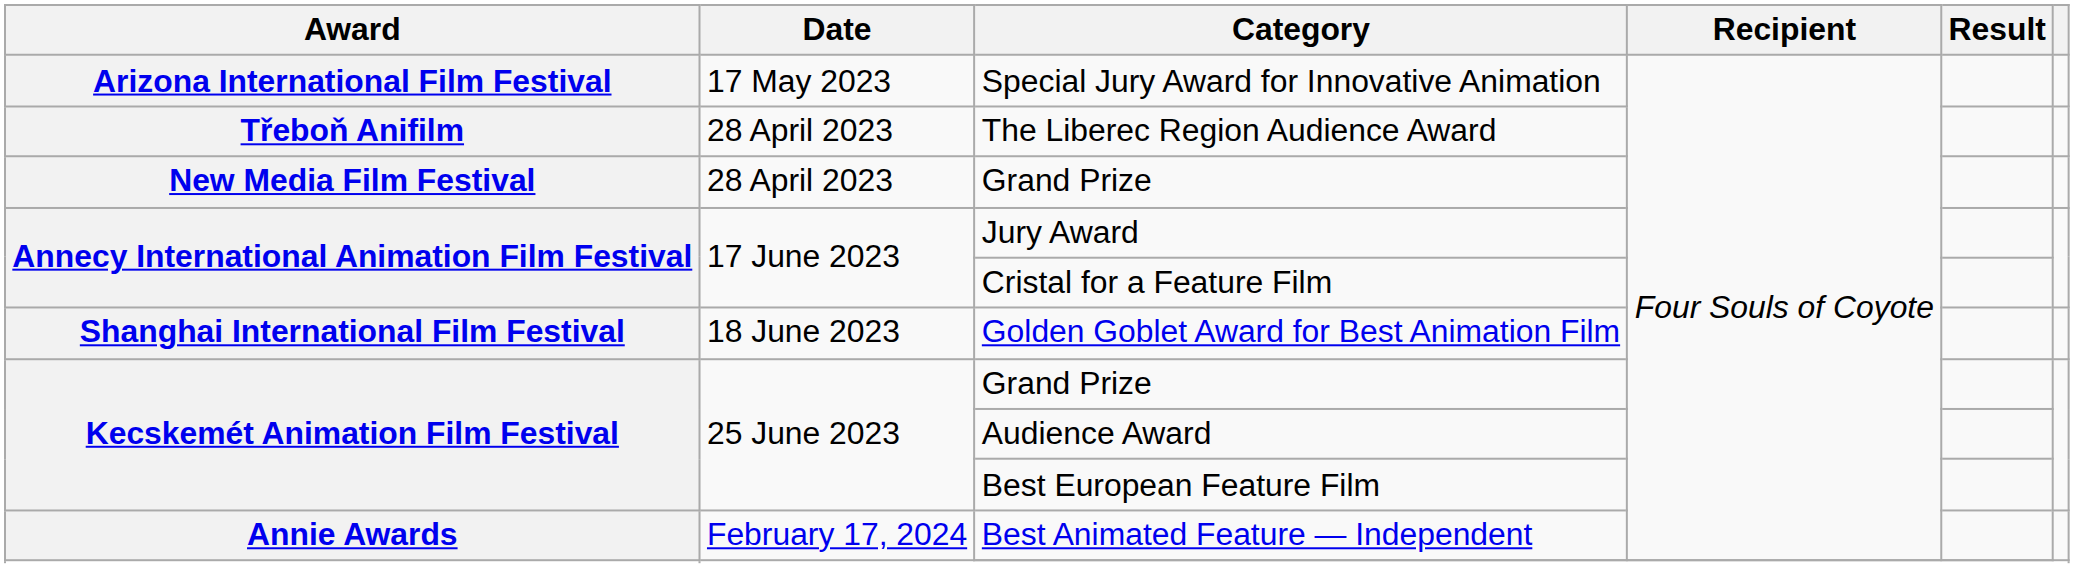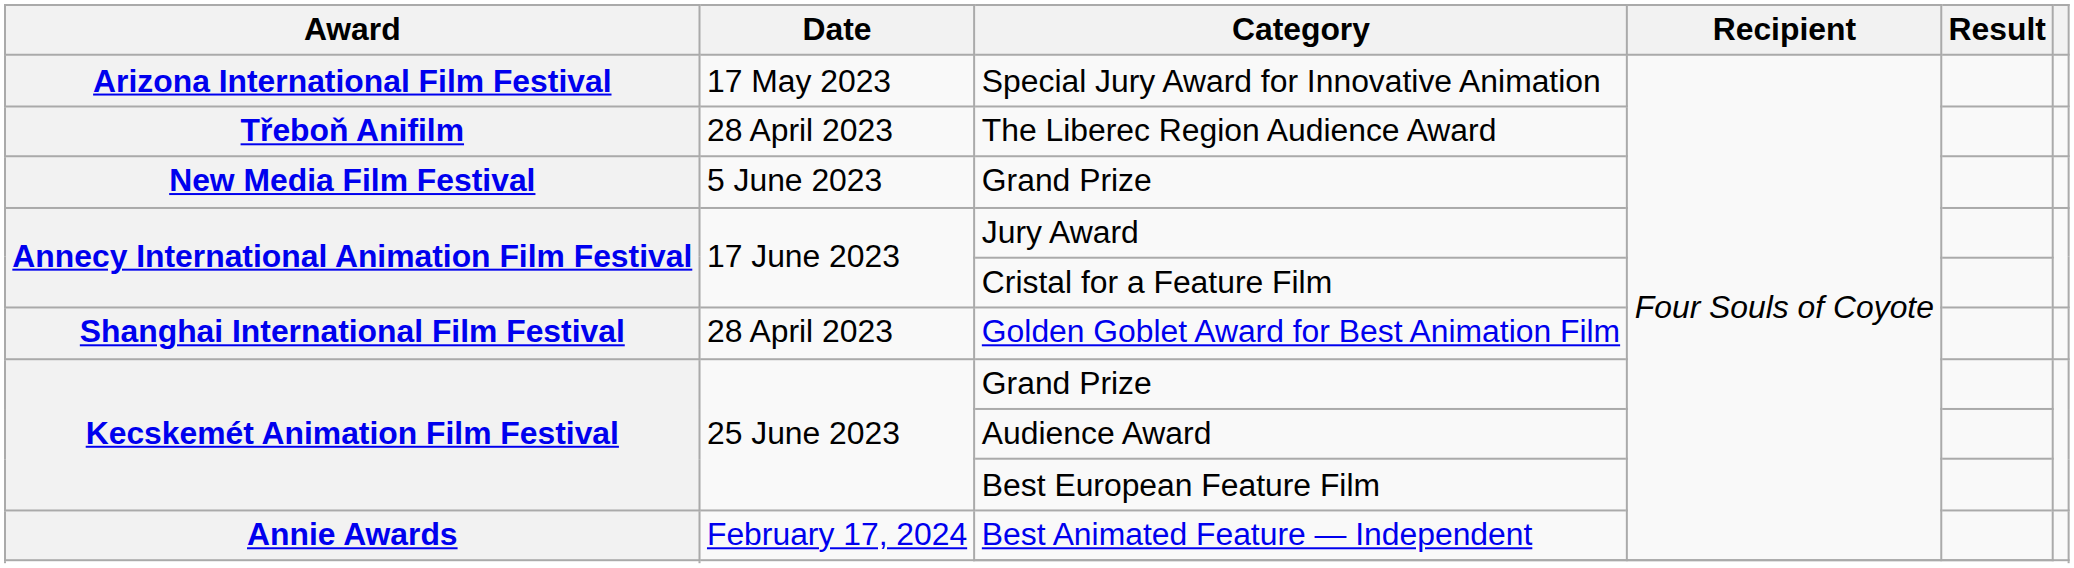(800, 181) 28 April 2023 -> (795, 181) 5 June 2023
(803, 332) 18 June 2023 -> (800, 332) 28 April 2023
